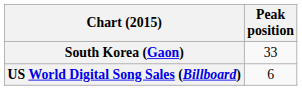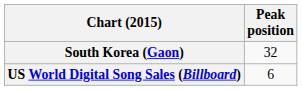(271, 52) 33 -> (271, 52) 32
